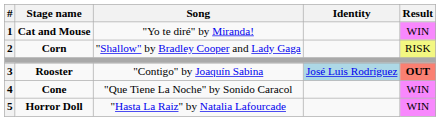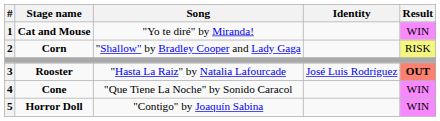(198, 71) "Contigo" by Joaquín Sabina -> (198, 71) "Hasta La Raiz" by Natalia Lafourcade
(352, 71) lightblue background -> (352, 71) no background
(198, 107) "Hasta La Raiz" by Natalia Lafourcade -> (198, 107) "Contigo" by Joaquín Sabina
